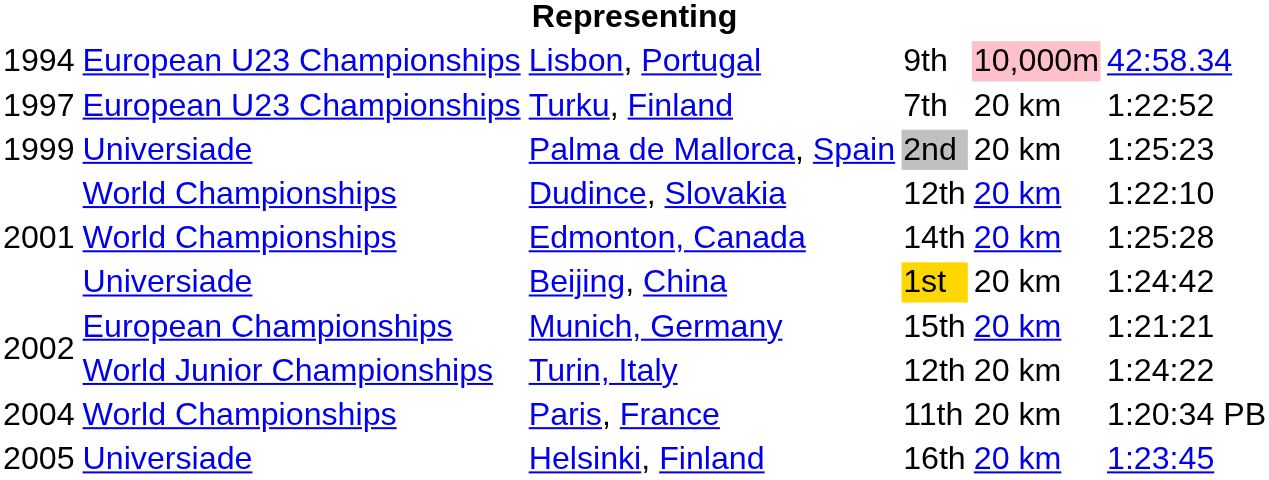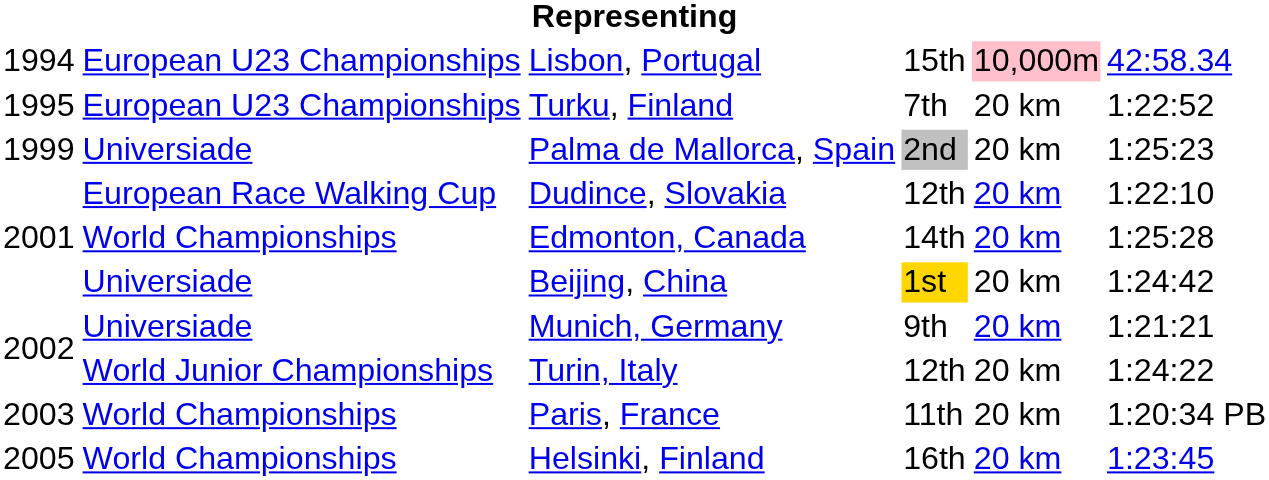(926, 60) 9th -> (934, 60) 15th
(39, 105) 1997 -> (39, 105) 1995
(240, 193) World Championships -> (289, 193) European Race Walking Cup
(268, 326) European Championships -> (168, 326) Universiade
(934, 326) 15th -> (926, 326) 9th
(39, 414) 2004 -> (39, 414) 2003
(168, 458) Universiade -> (240, 458) World Championships
